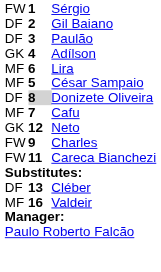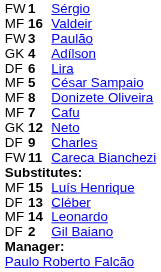rows swapped: (82, 23) <-> (72, 202)
(14, 38) DF -> (15, 38) FW
(15, 68) MF -> (14, 68) DF
(14, 98) DF -> (15, 98) MF
(32, 98) lightgrey background -> (32, 98) no background
(15, 142) FW -> (14, 142) DF
+ row: (93, 187)
+ row: (80, 217)
